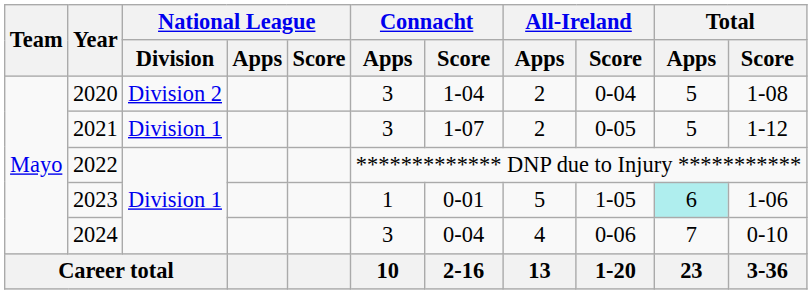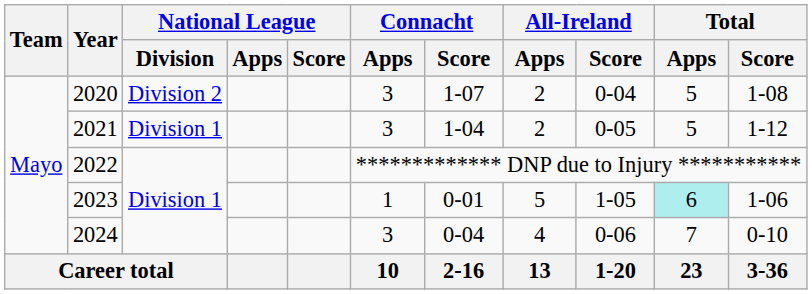(464, 93) 1-04 -> (464, 93) 1-07
(464, 128) 1-07 -> (464, 128) 1-04
